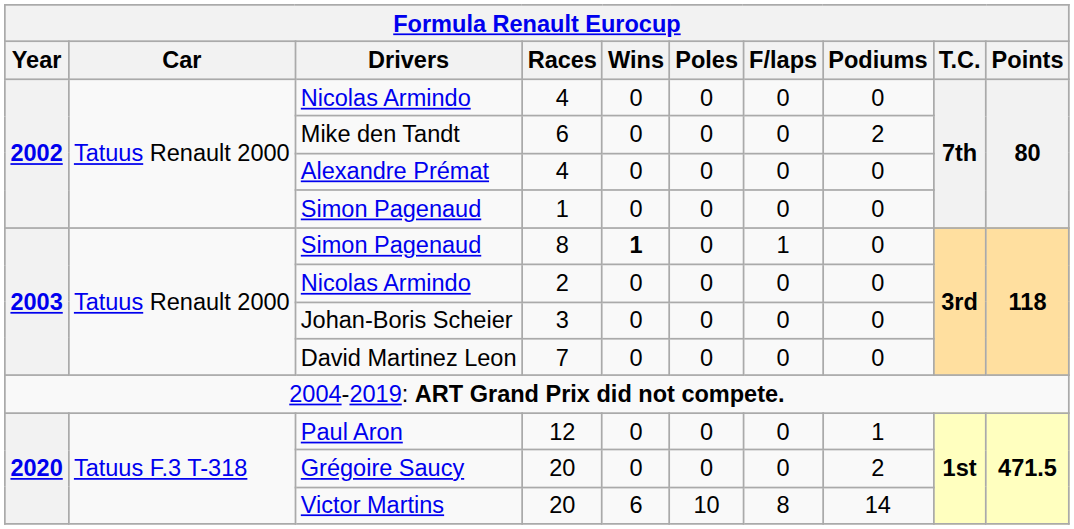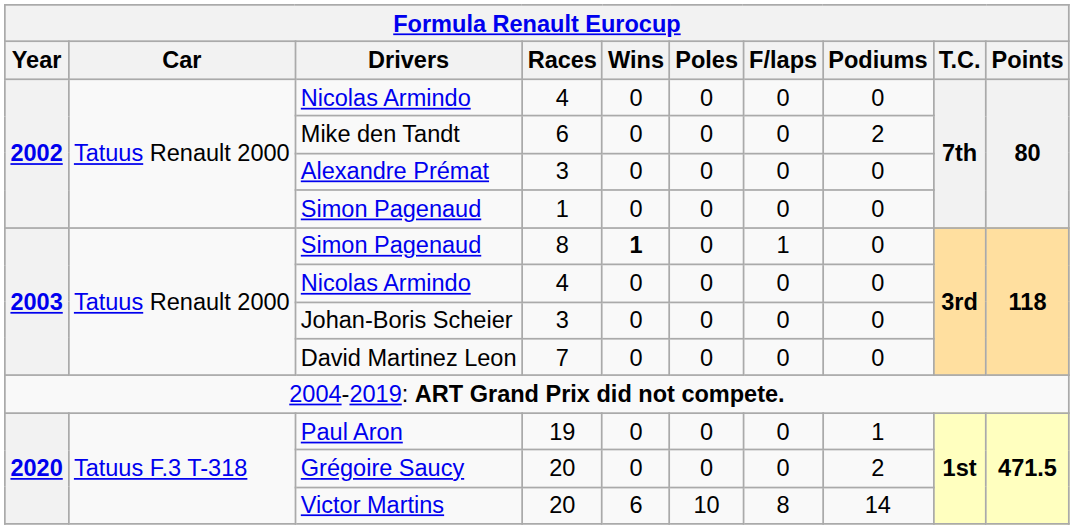(562, 171) 4 -> (562, 171) 3
(562, 283) 2 -> (562, 283) 4
(562, 431) 12 -> (562, 431) 19
